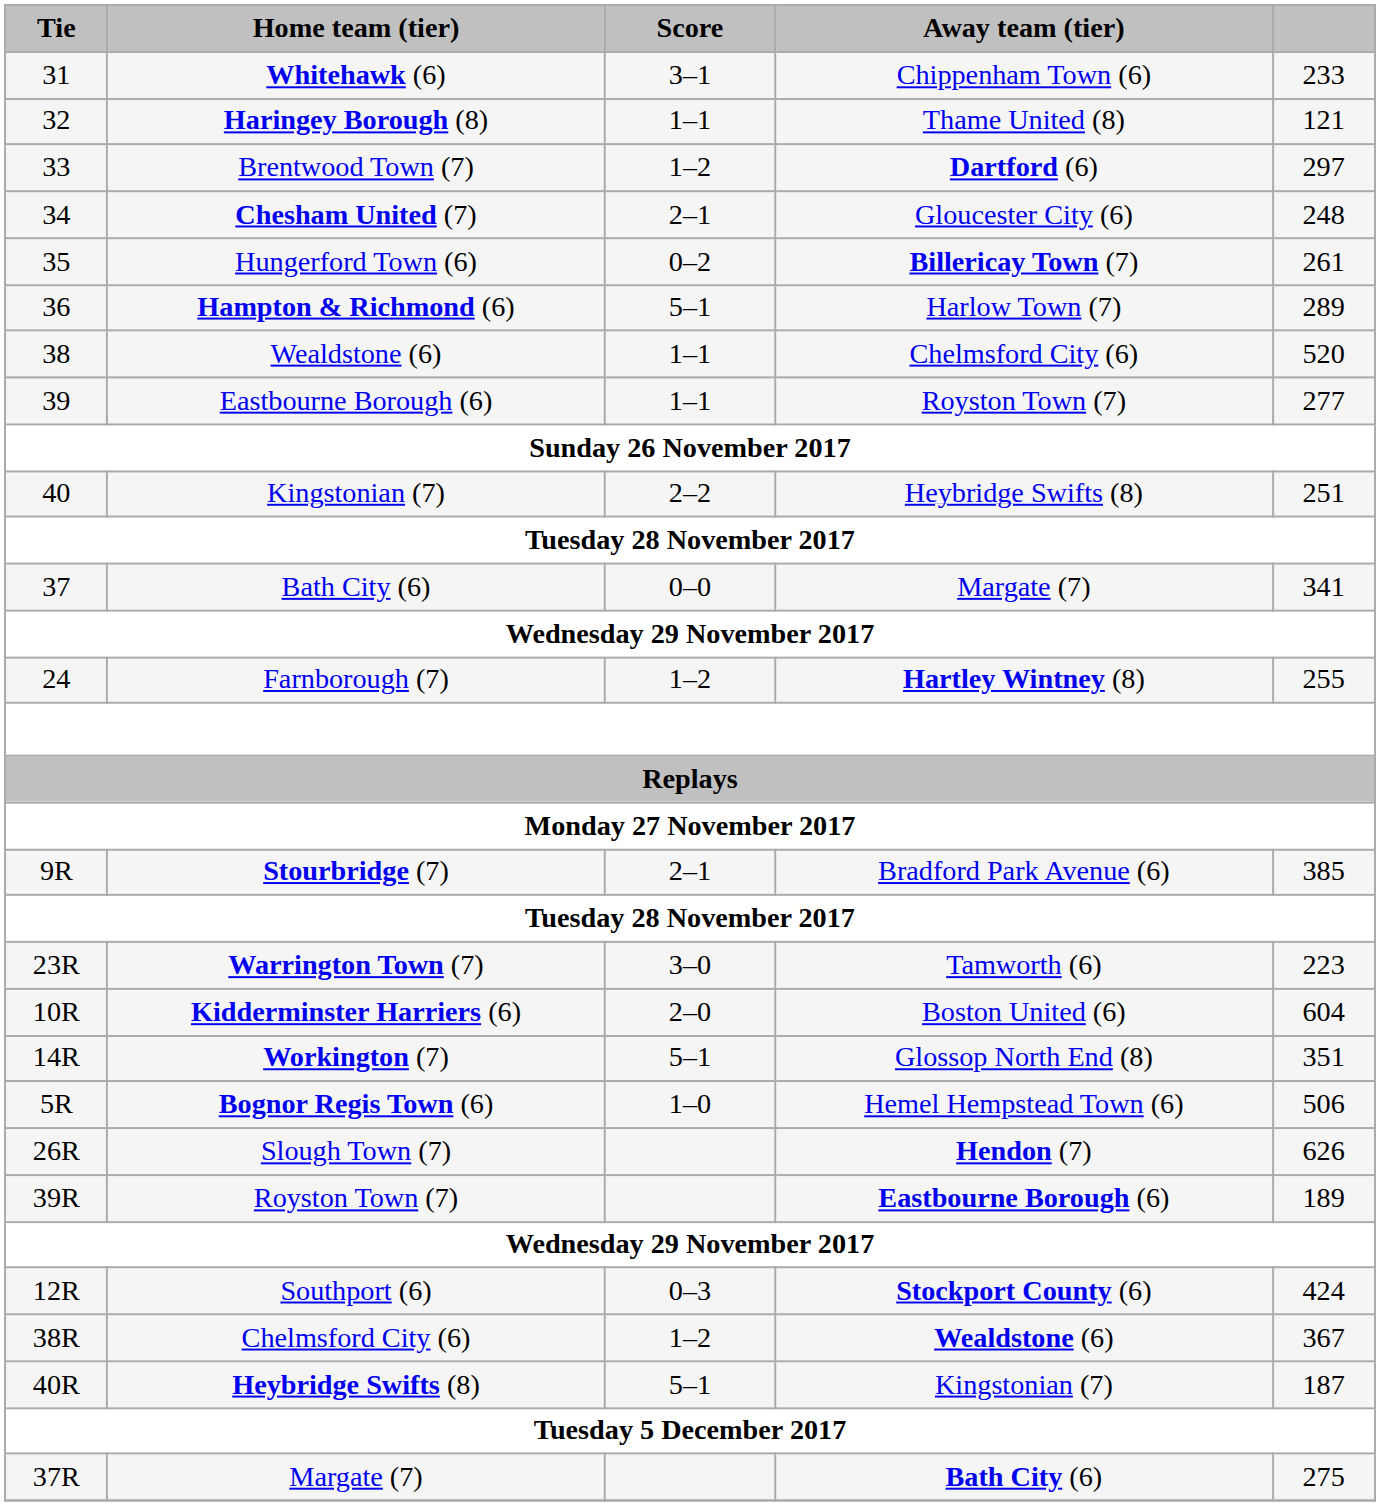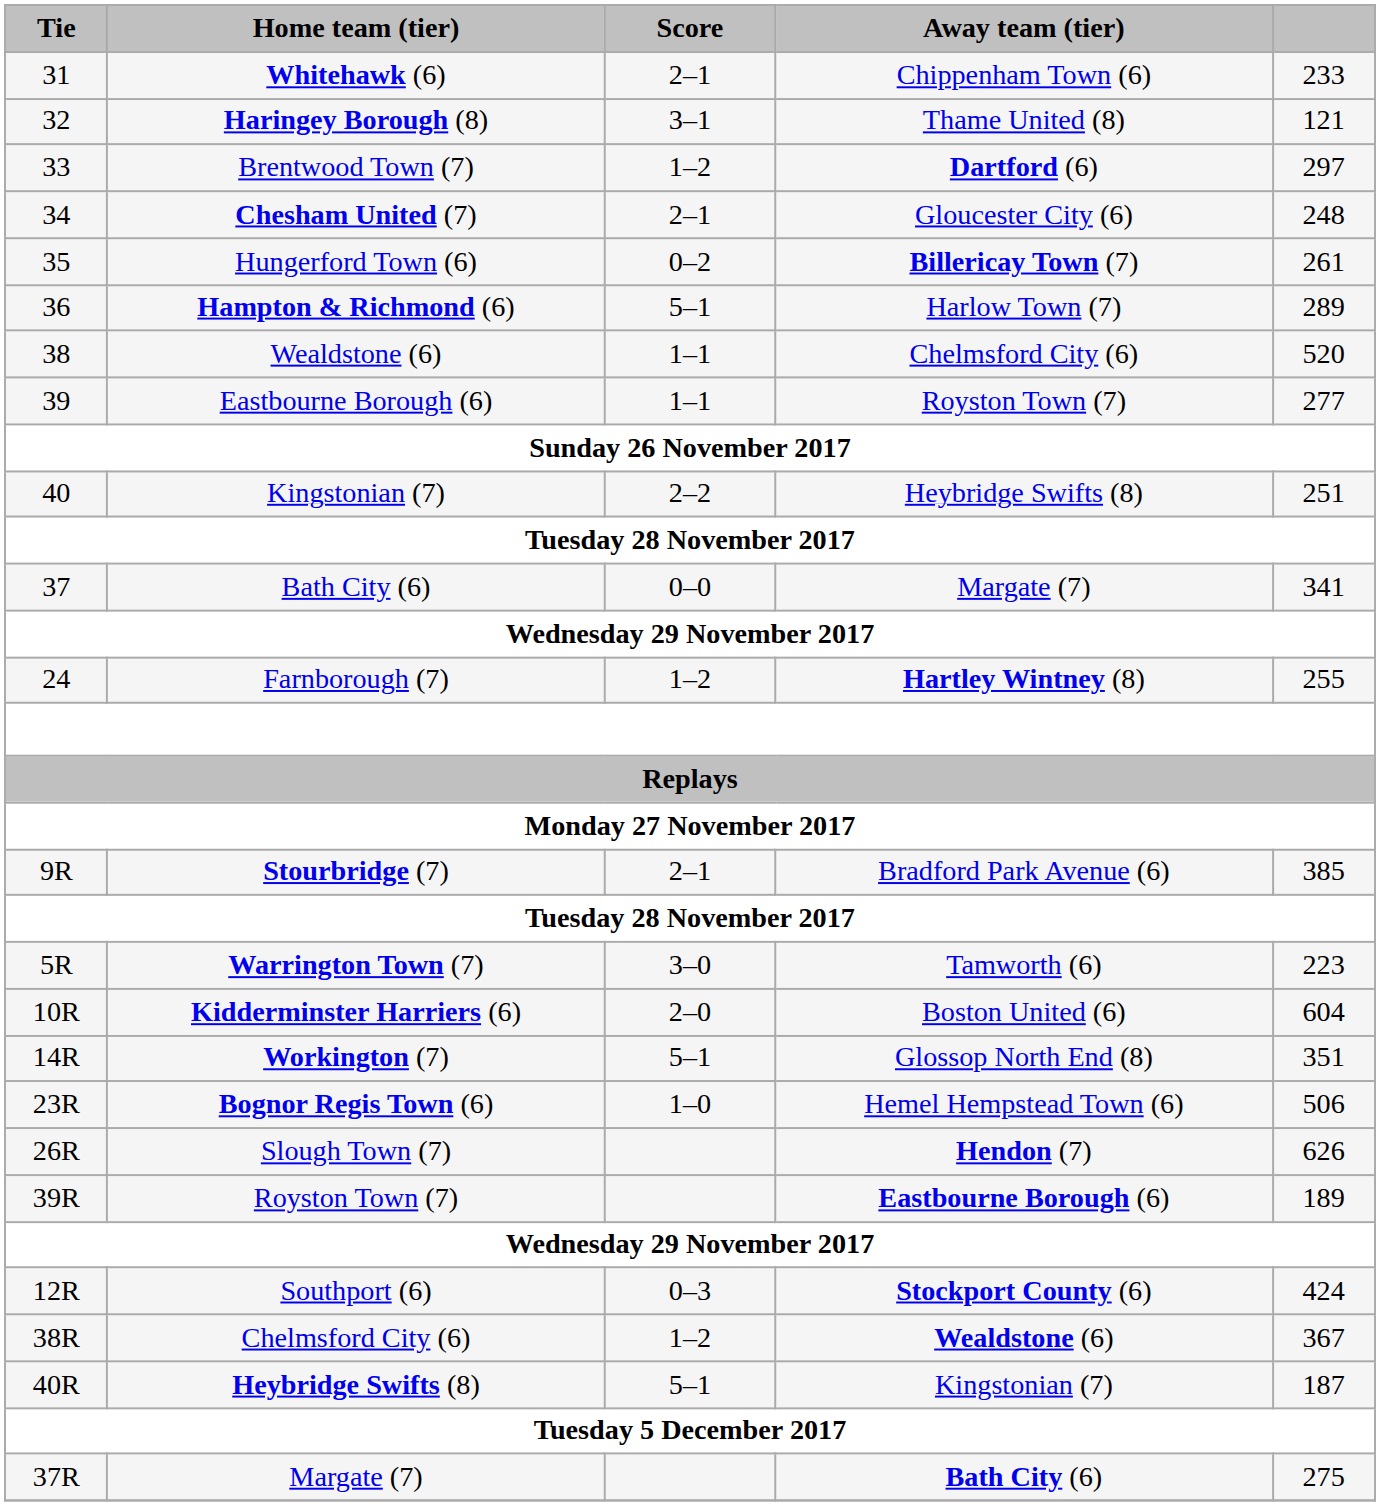(690, 74) 3–1 -> (690, 74) 2–1
(690, 121) 1–1 -> (690, 121) 3–1
(56, 965) 23R -> (56, 965) 5R
(56, 1104) 5R -> (56, 1104) 23R
